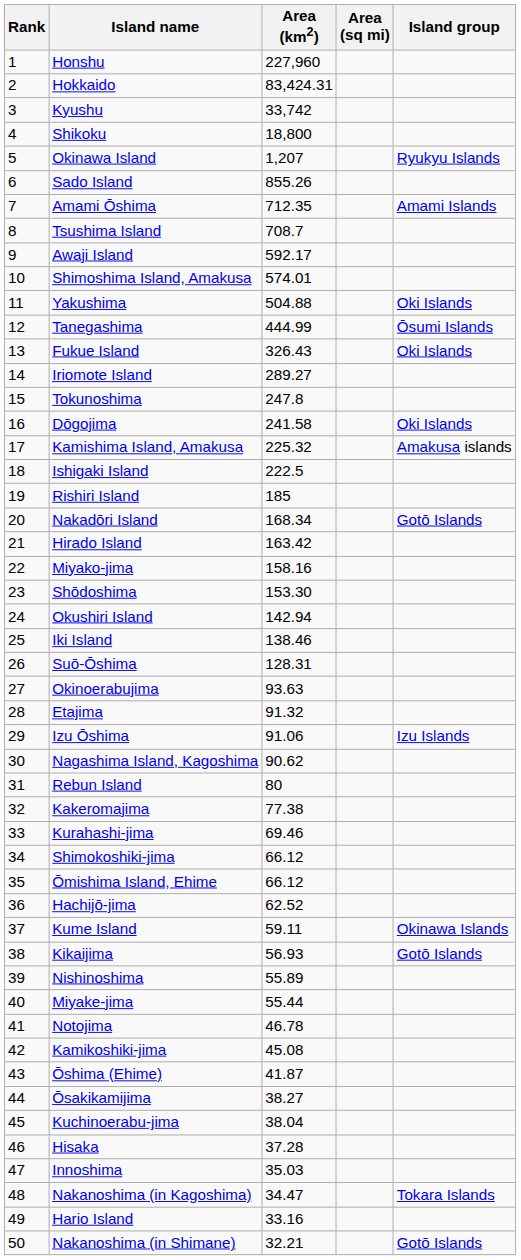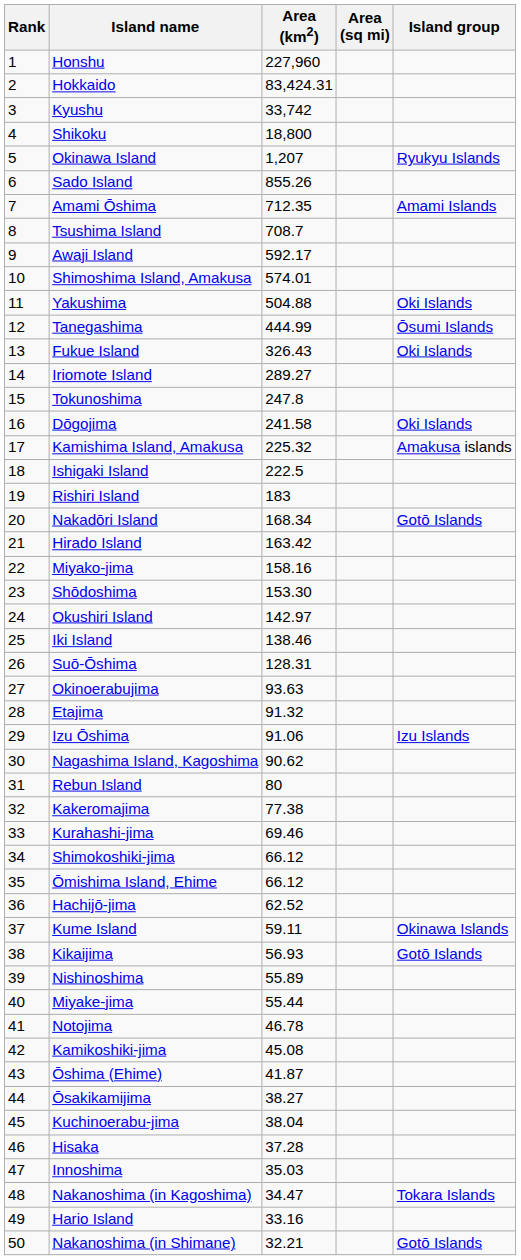(278, 495) 185 -> (278, 495) 183
(289, 616) 142.94 -> (289, 616) 142.97
